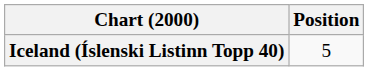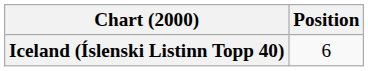(326, 50) 5 -> (326, 50) 6
